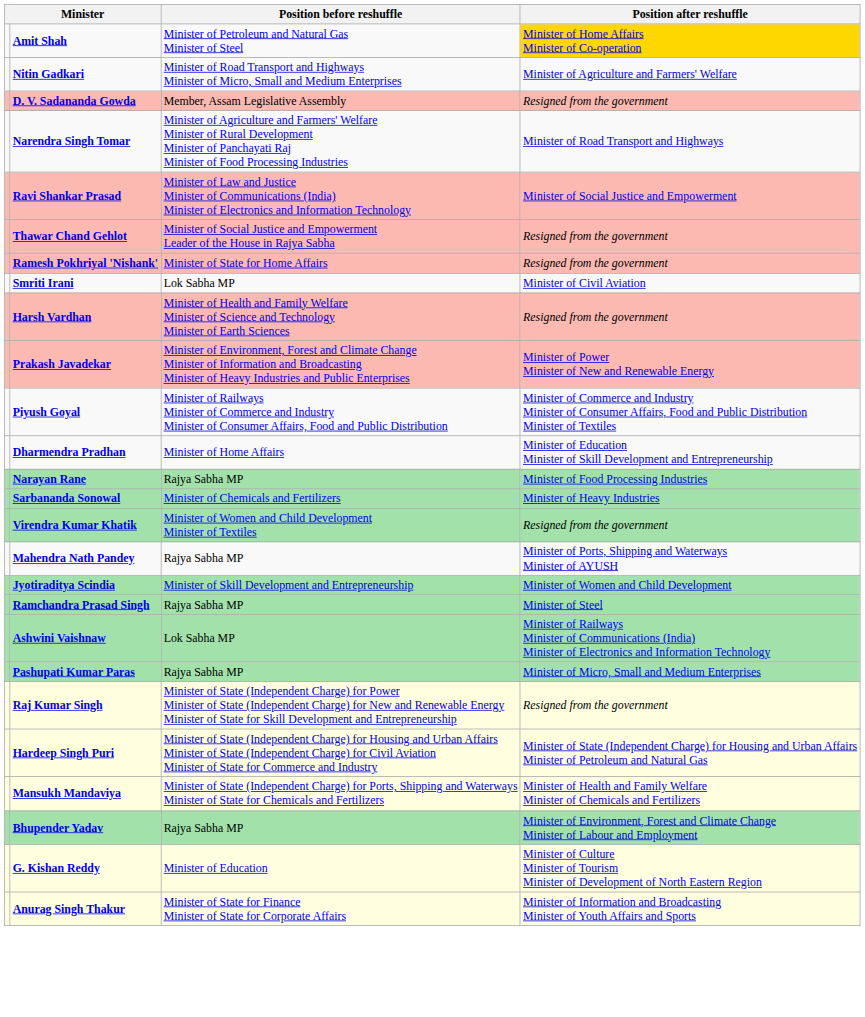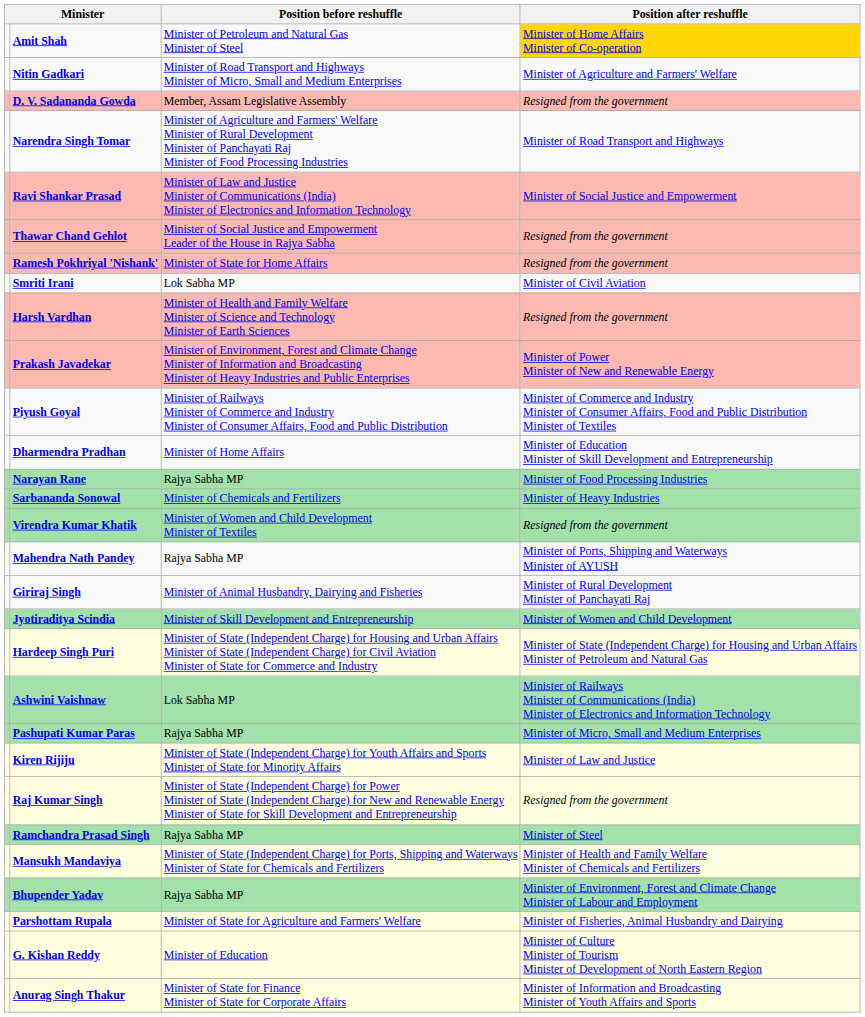+ row: (47, 592)
rows swapped: (81, 605) <-> (63, 753)
+ row: (44, 760)
+ row: (62, 921)
